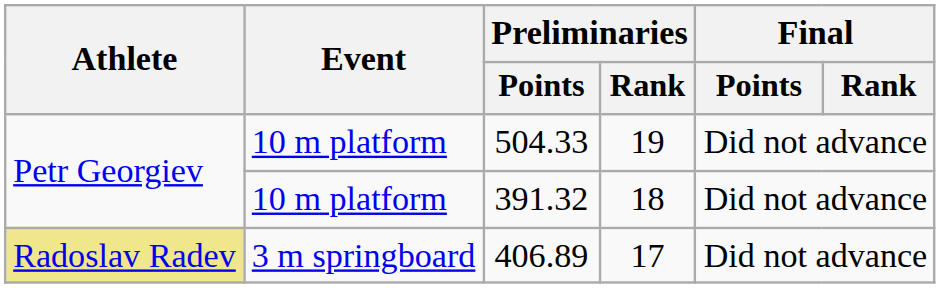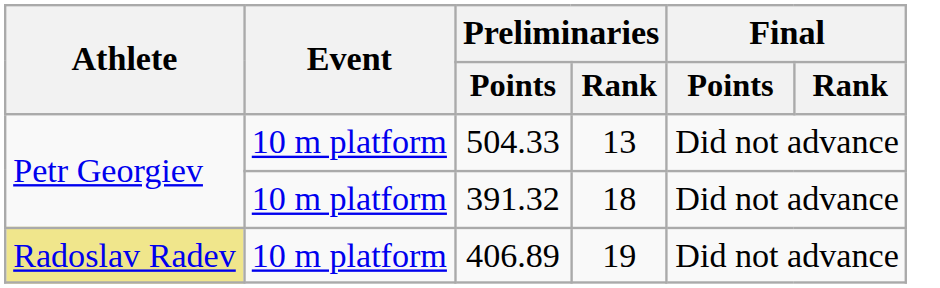(648, 142) 19 -> (619, 142) 13
(364, 255) 3 m springboard -> (349, 255) 10 m platform
(648, 255) 17 -> (619, 255) 19
